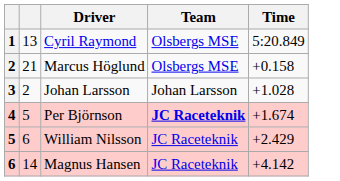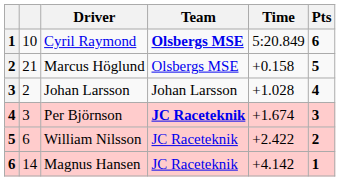+ column: (322, 16)
(30, 41) 13 -> (30, 41) 10
(195, 41) normal -> (198, 41) bold
(26, 115) 5 -> (26, 115) 3
(273, 139) +2.429 -> (273, 139) +2.422
